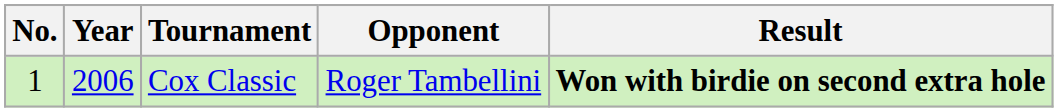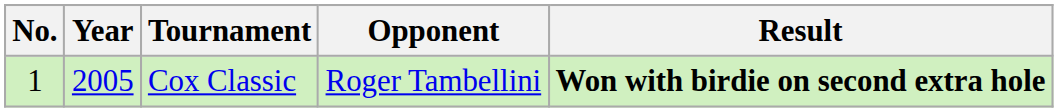(103, 81) 2006 -> (103, 81) 2005
